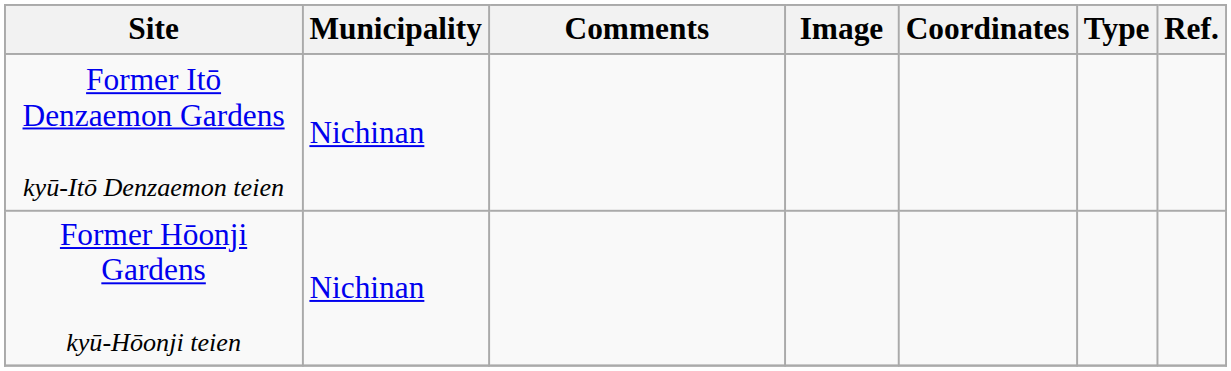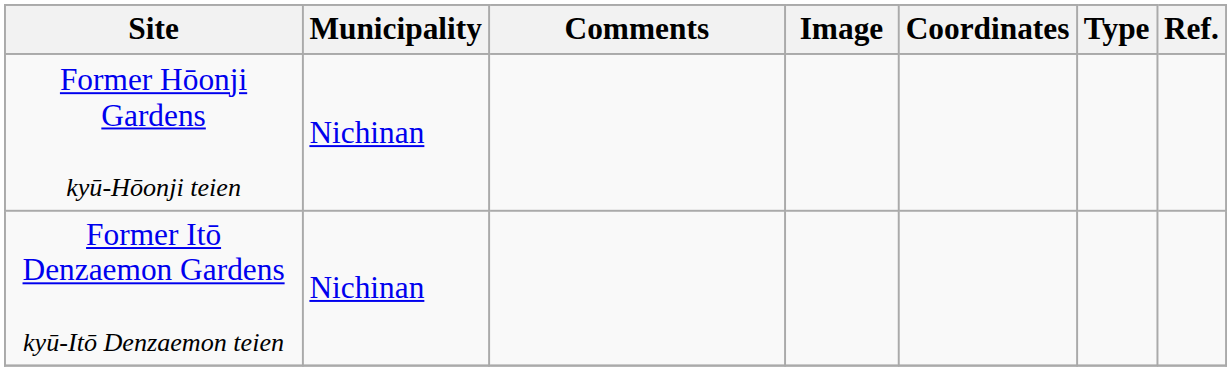rows swapped: (154, 132) <-> (154, 287)
